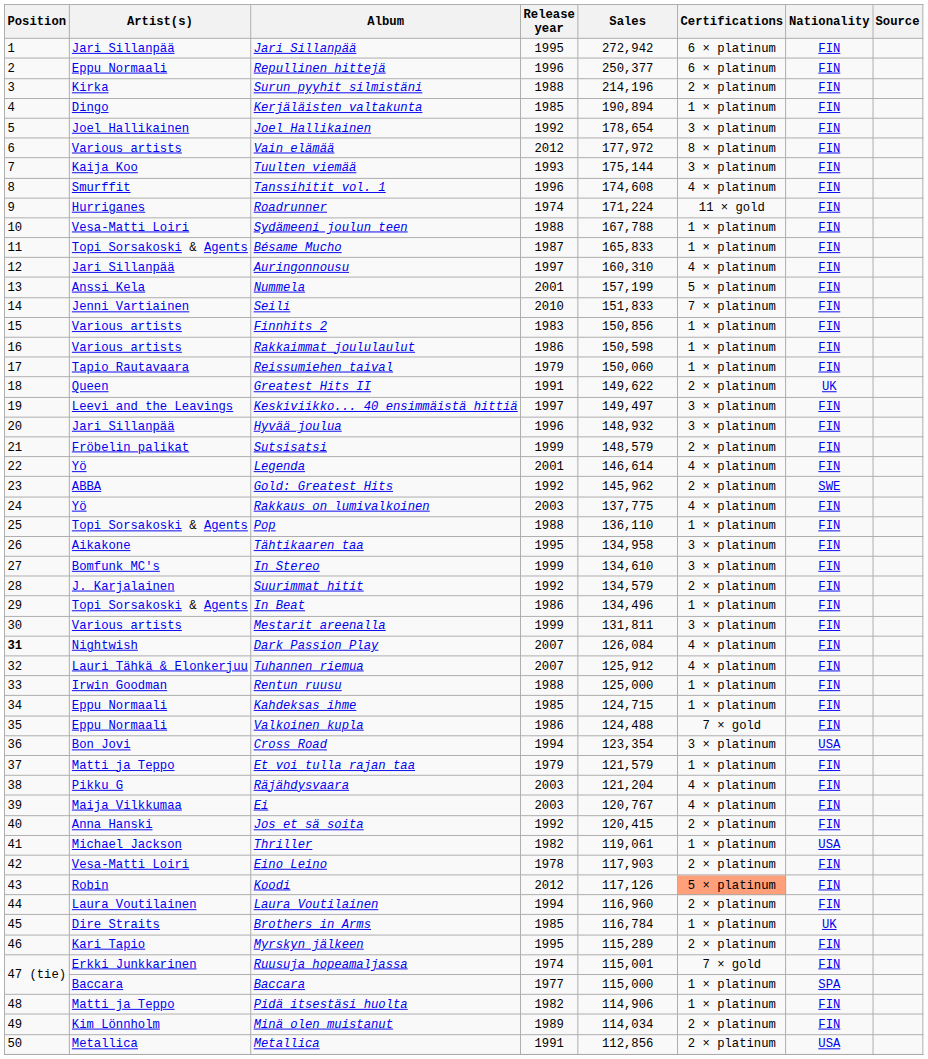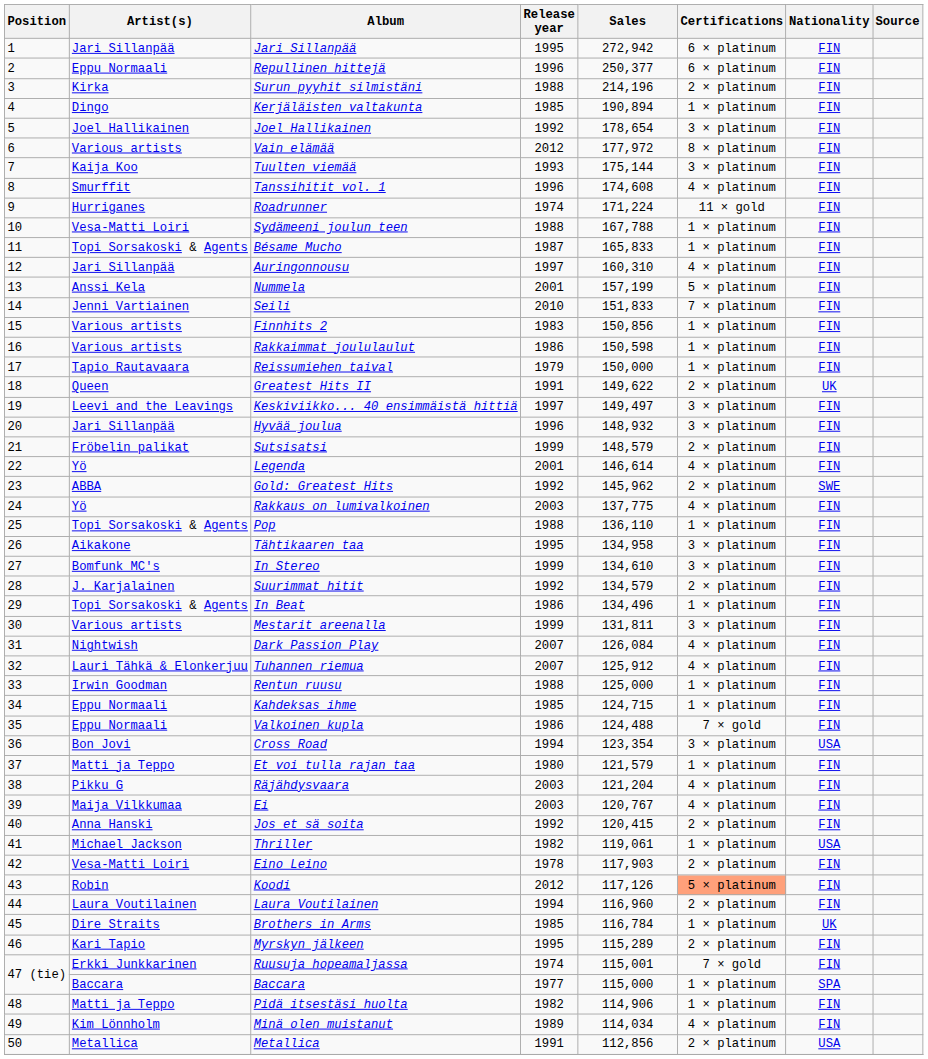(628, 367) 150,060 -> (628, 367) 150,000
(15, 646) bold -> (15, 646) normal
(549, 765) 1979 -> (549, 765) 1980
(732, 1024) 2 × platinum -> (732, 1024) 4 × platinum
